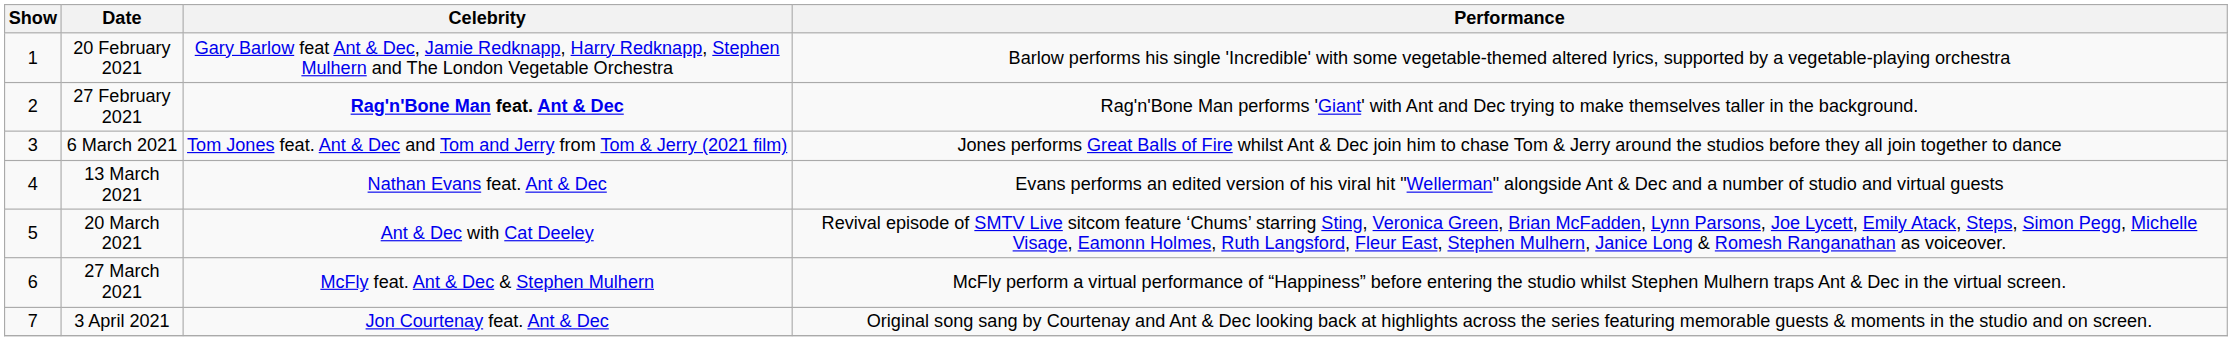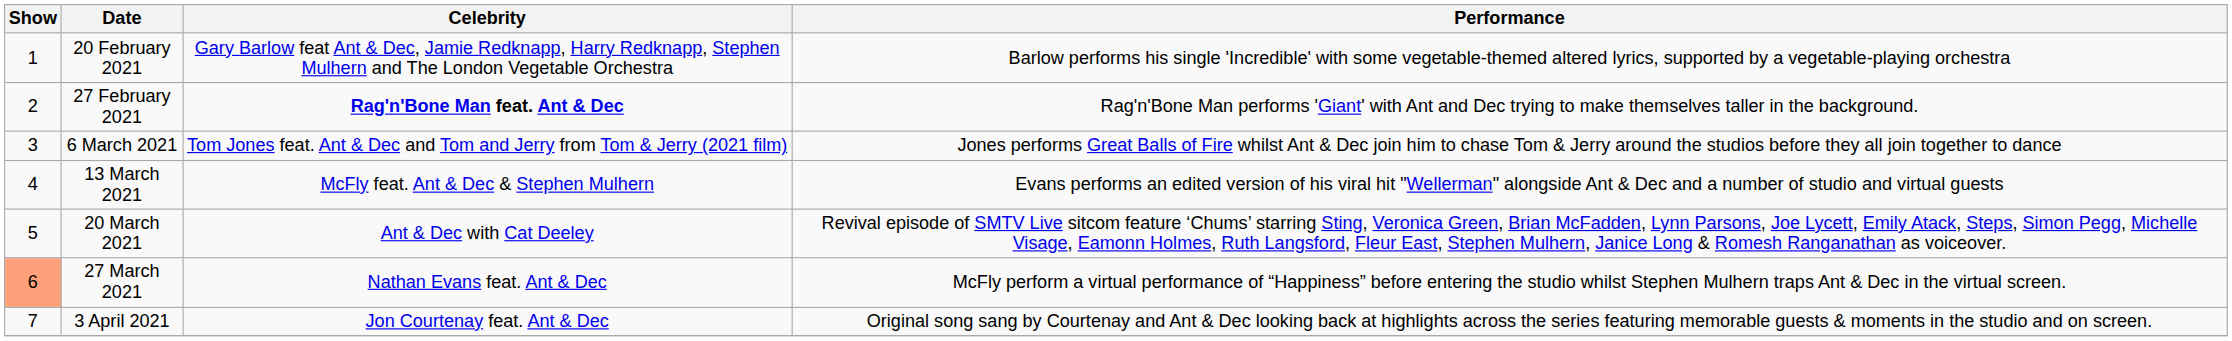(487, 184) Nathan Evans feat. Ant & Dec -> (487, 184) McFly feat. Ant & Dec & Stephen Mulhern
(33, 282) no background -> (33, 282) lightsalmon background
(487, 282) McFly feat. Ant & Dec & Stephen Mulhern -> (487, 282) Nathan Evans feat. Ant & Dec
